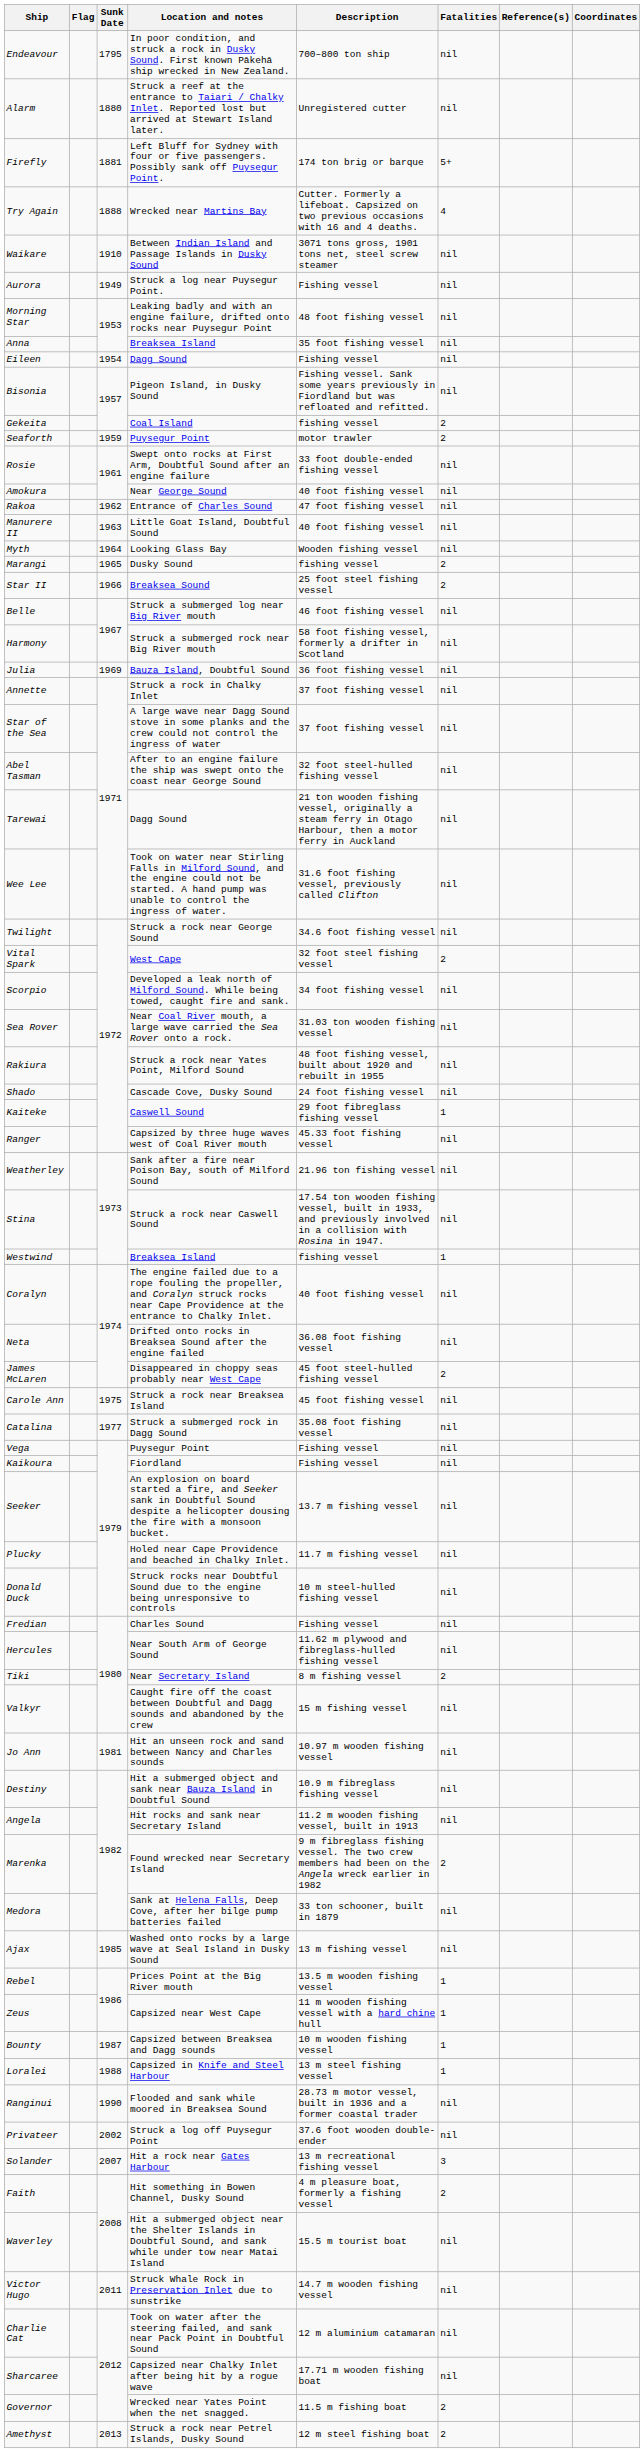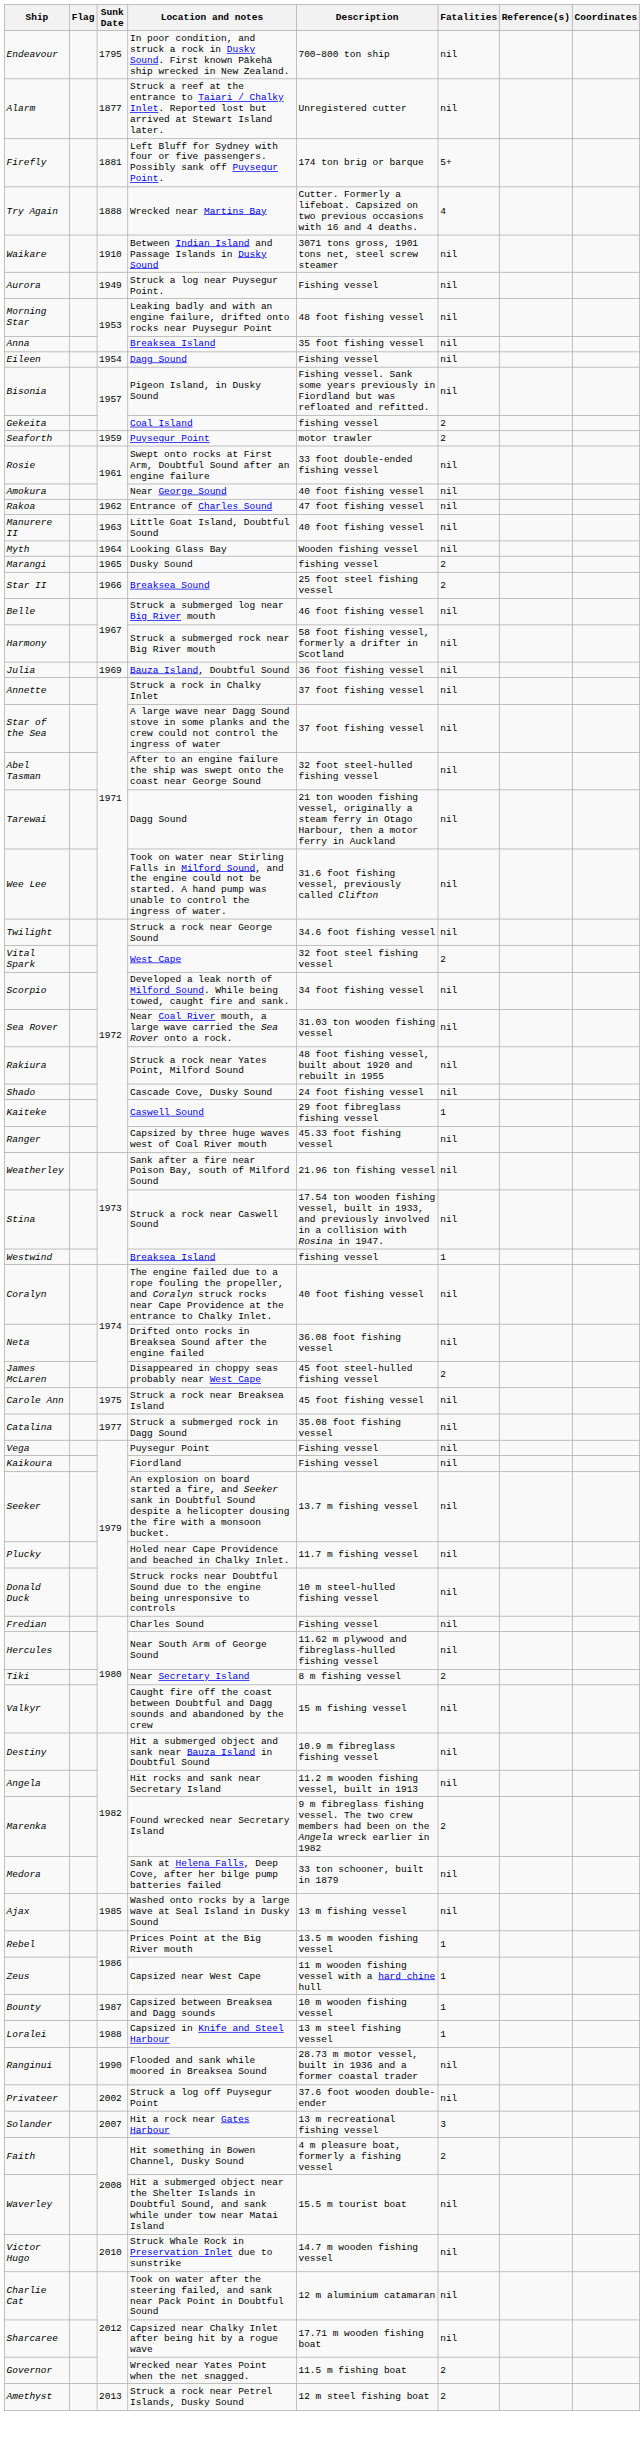(110, 109) 1880 -> (110, 109) 1877
- row: (24, 1752)
(110, 2290) 2011 -> (110, 2253) 2010
